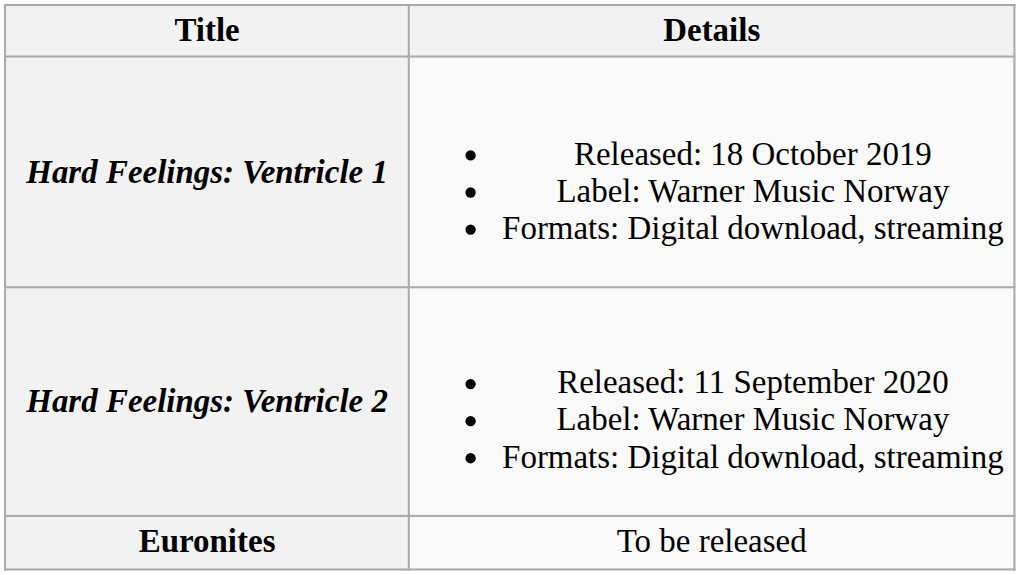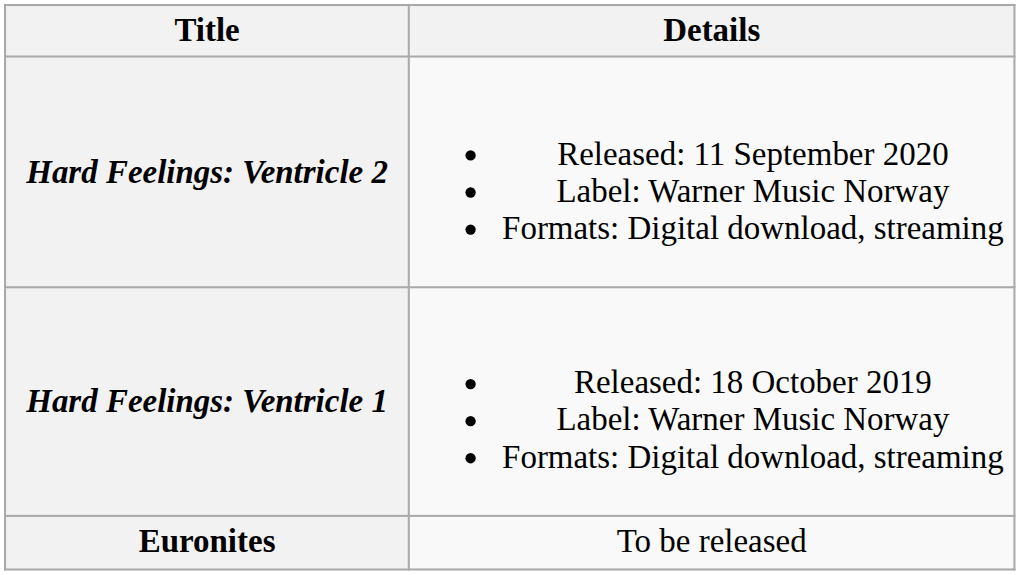rows swapped: (207, 171) <-> (207, 400)
